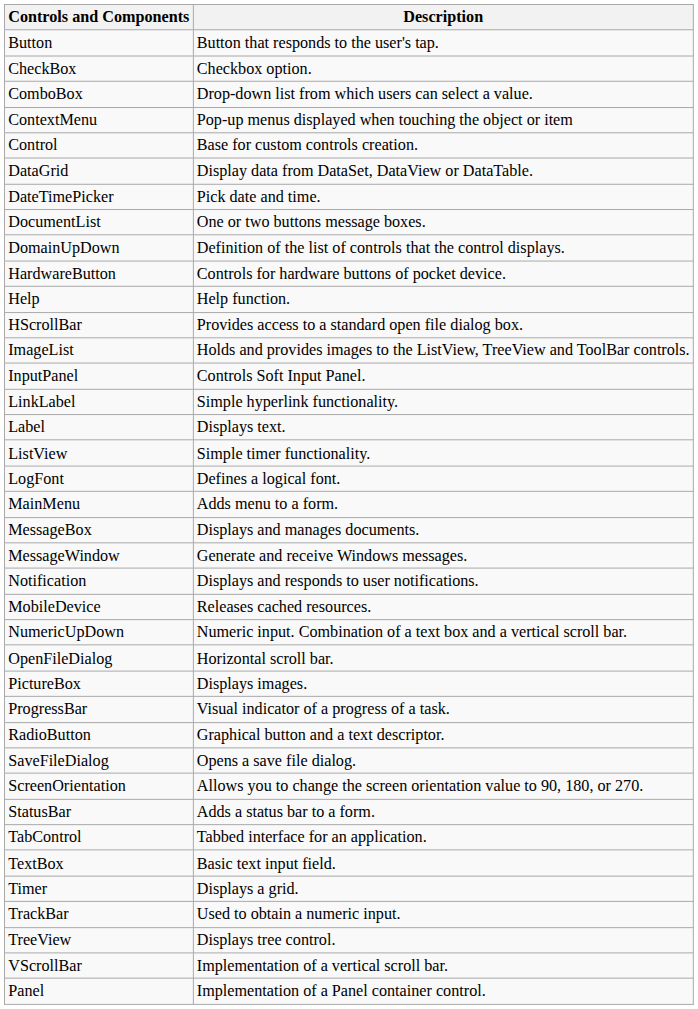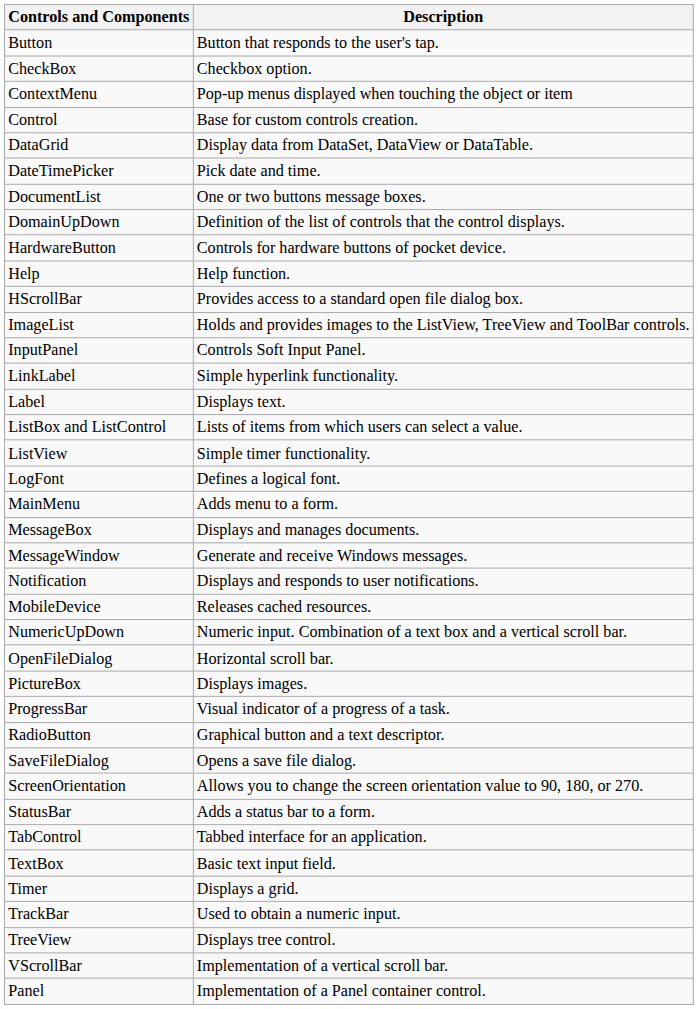- row: (45, 94)
+ row: (87, 427)
